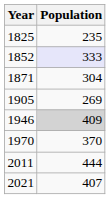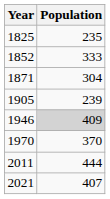(92, 57) lavender background -> (92, 57) no background
(92, 99) 269 -> (92, 99) 239
